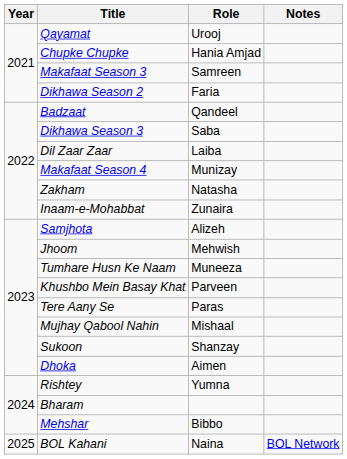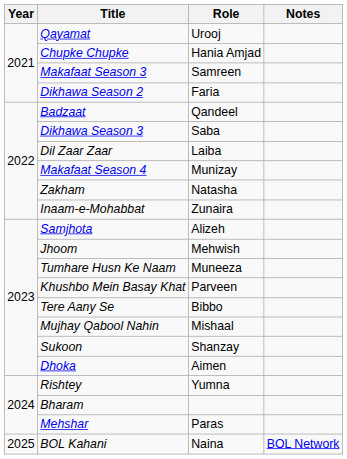(207, 307) Paras -> (207, 307) Bibbo
(207, 424) Bibbo -> (207, 424) Paras
